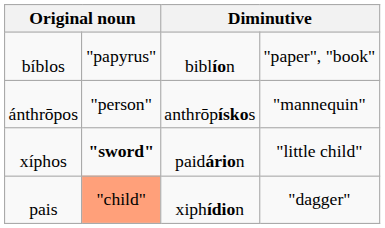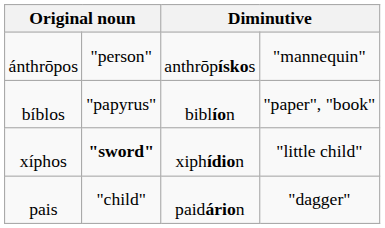rows swapped: (43, 113) <-> (43, 66)
(210, 161) paidárion -> (210, 161) xiphídion
(121, 199) lightsalmon background -> (121, 199) no background
(210, 209) xiphídion -> (210, 209) paidárion
